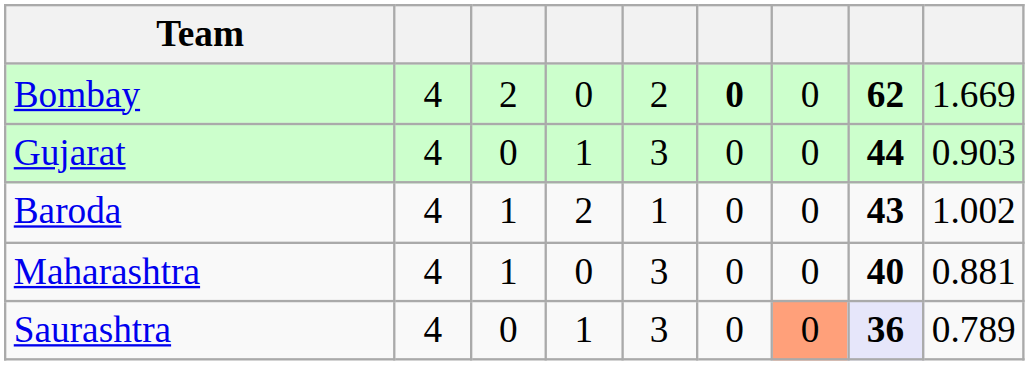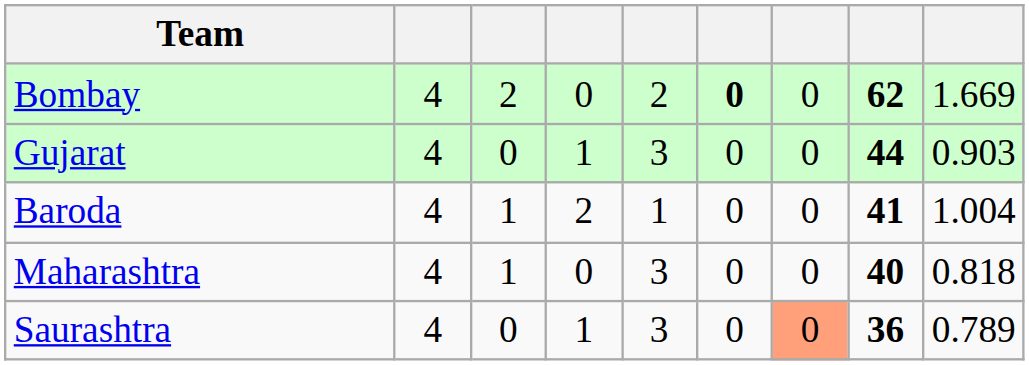(885, 211) 43 -> (885, 211) 41
(974, 211) 1.002 -> (974, 211) 1.004
(974, 270) 0.881 -> (974, 270) 0.818
(885, 329) lavender background -> (885, 329) no background
